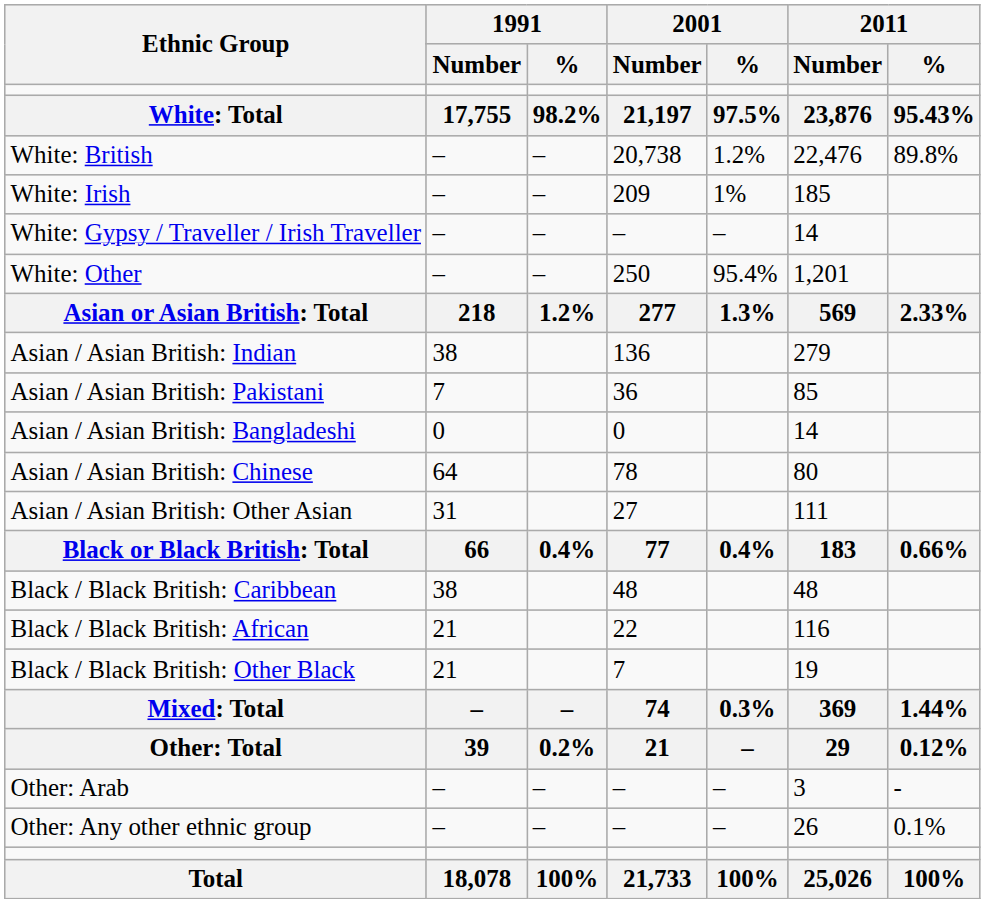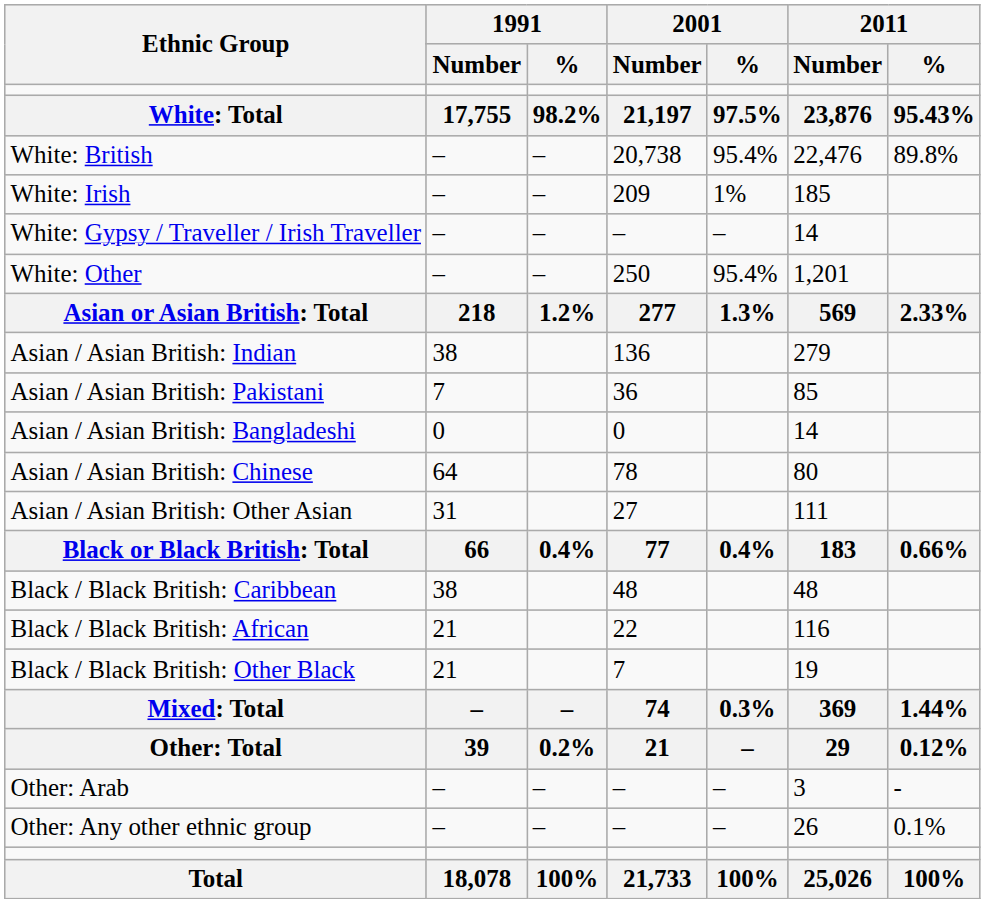(739, 154) 1.2% -> (745, 154) 95.4%
